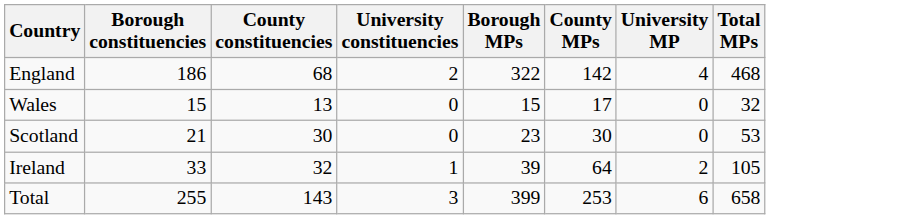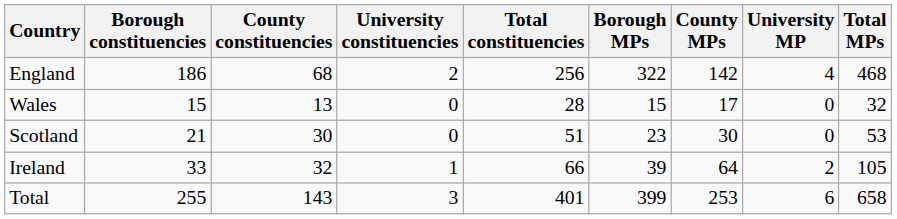+ column: (526, 31)
